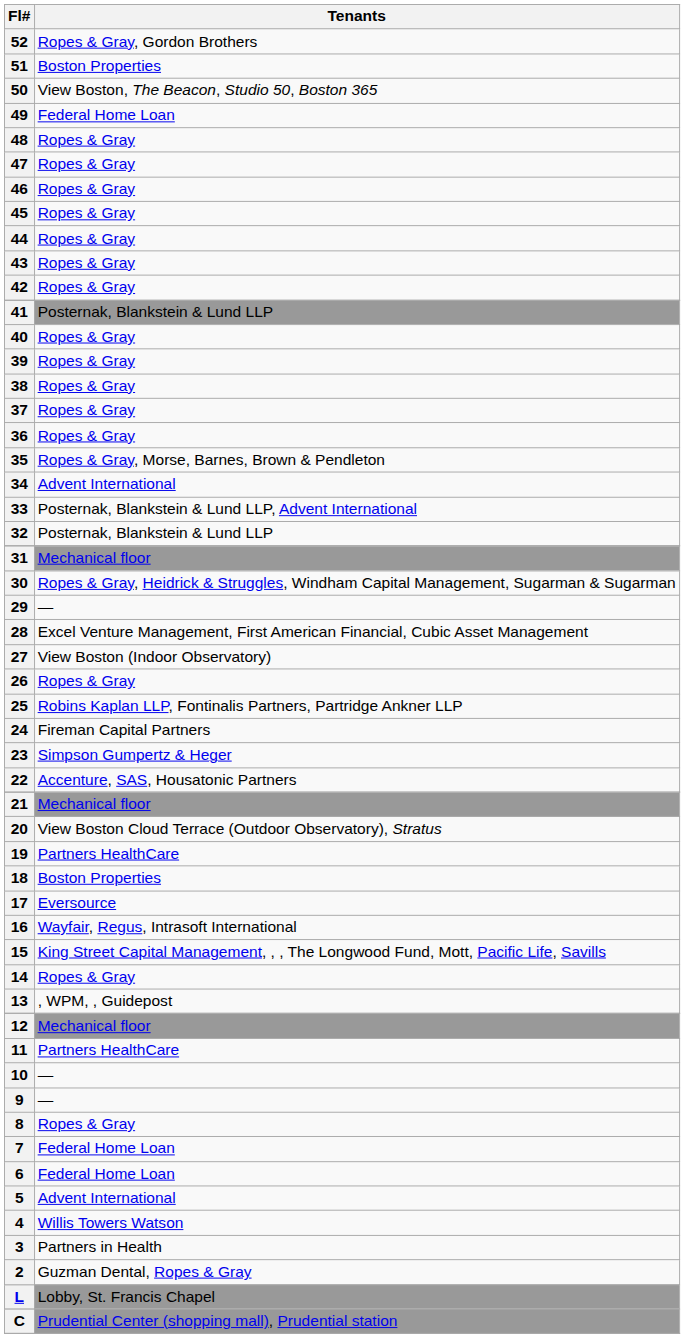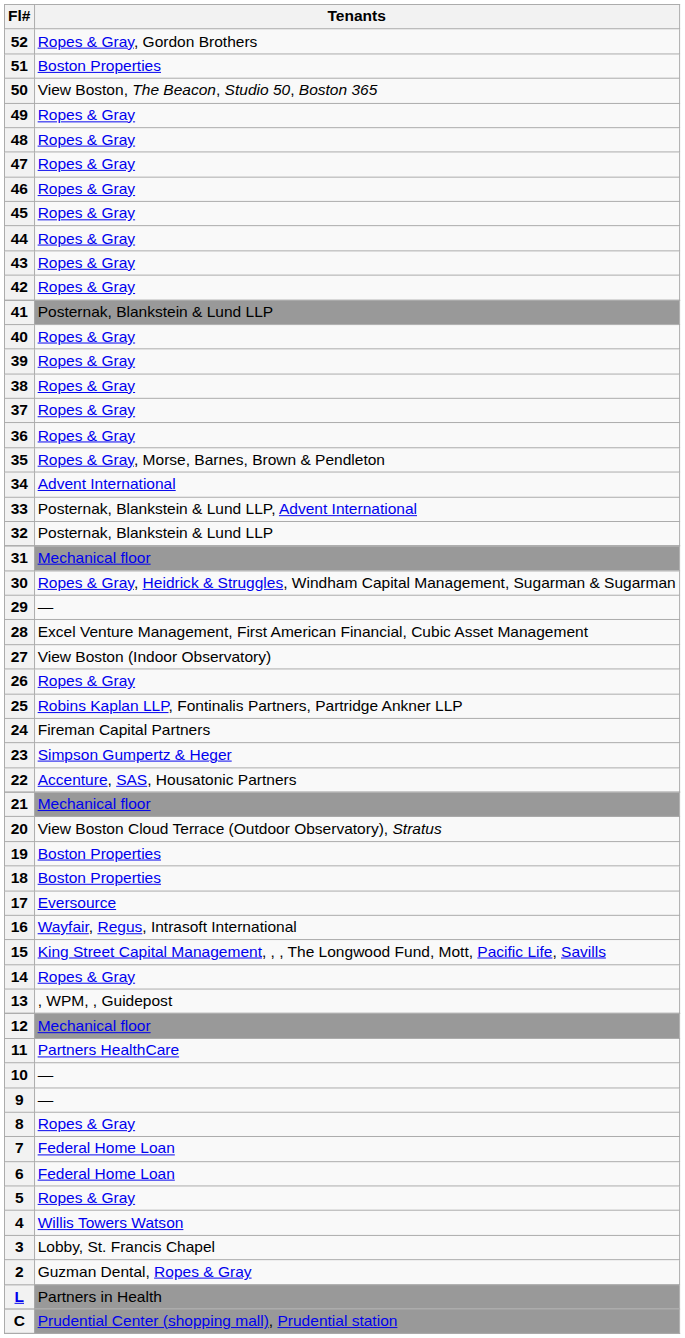(106, 115) Federal Home Loan -> (86, 115) Ropes & Gray
(108, 853) Partners HealthCare -> (99, 853) Boston Properties
(107, 1198) Advent International -> (86, 1198) Ropes & Gray
(100, 1247) Partners in Health -> (126, 1247) Lobby, St. Francis Chapel
(126, 1296) Lobby, St. Francis Chapel -> (100, 1296) Partners in Health
